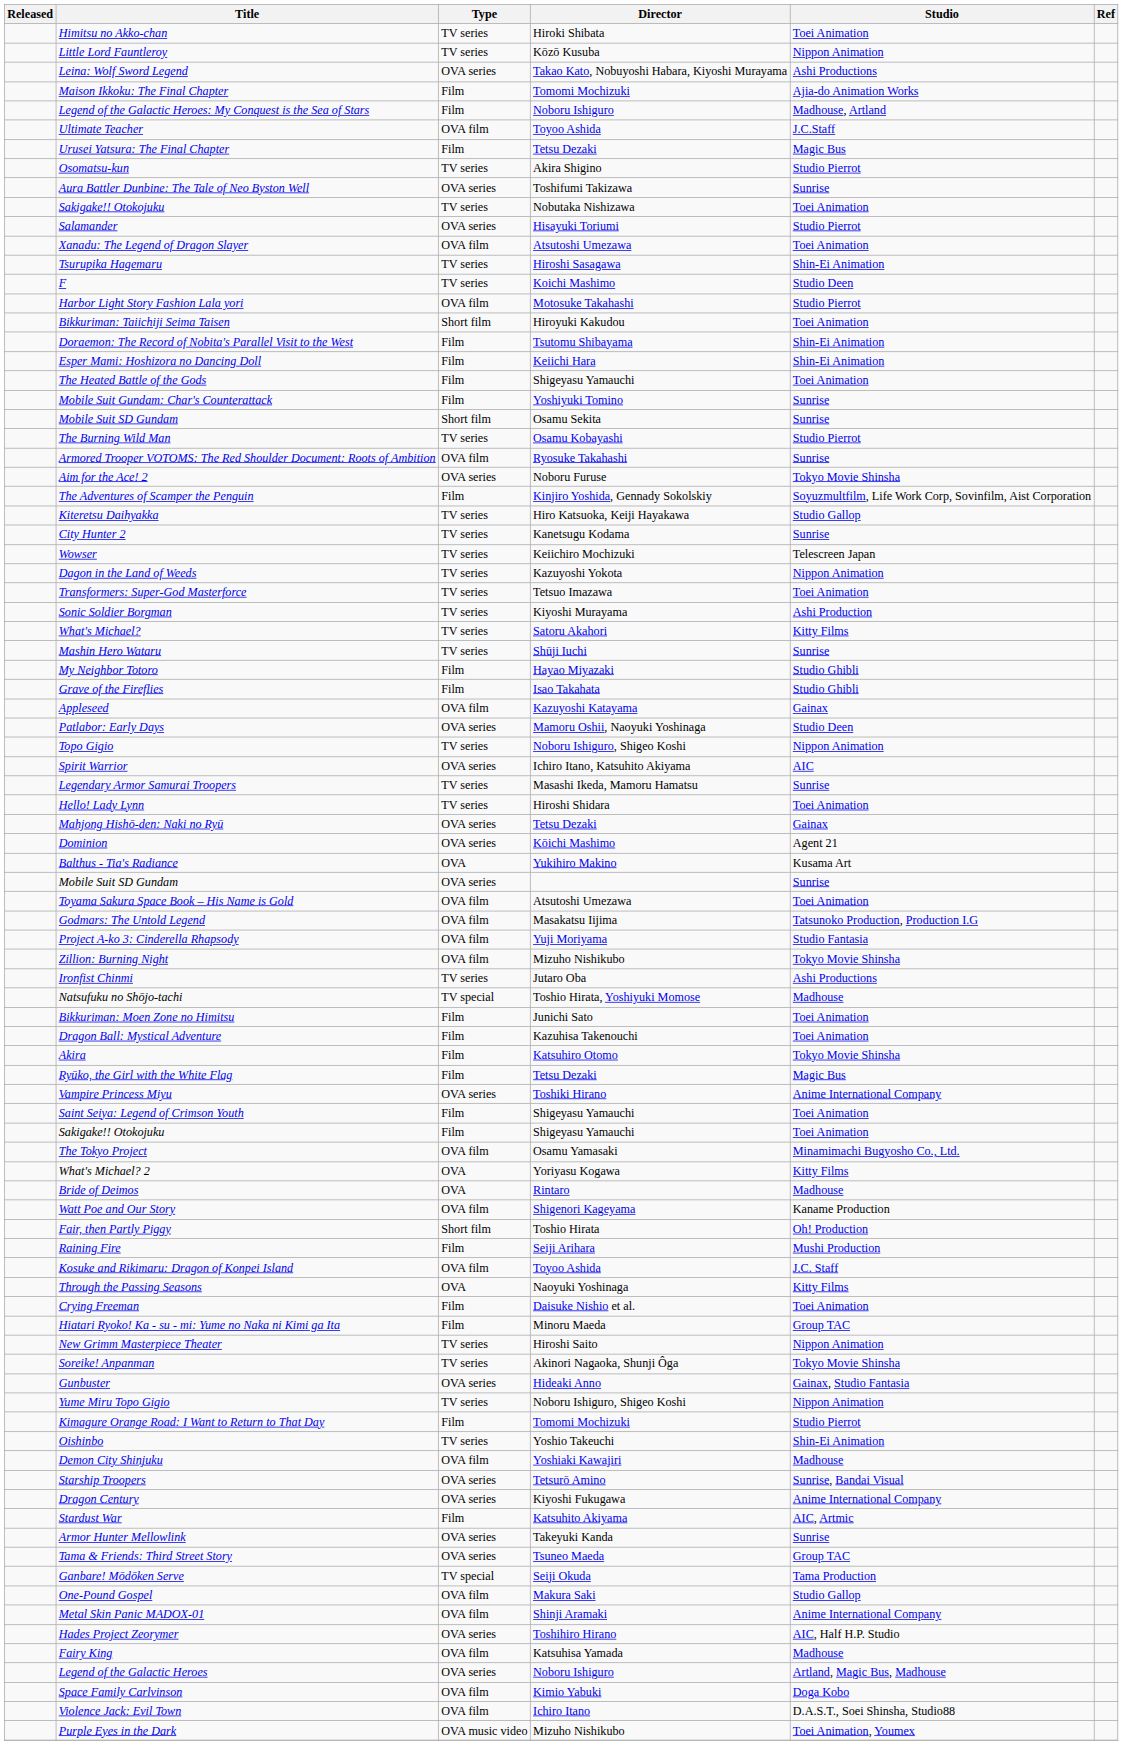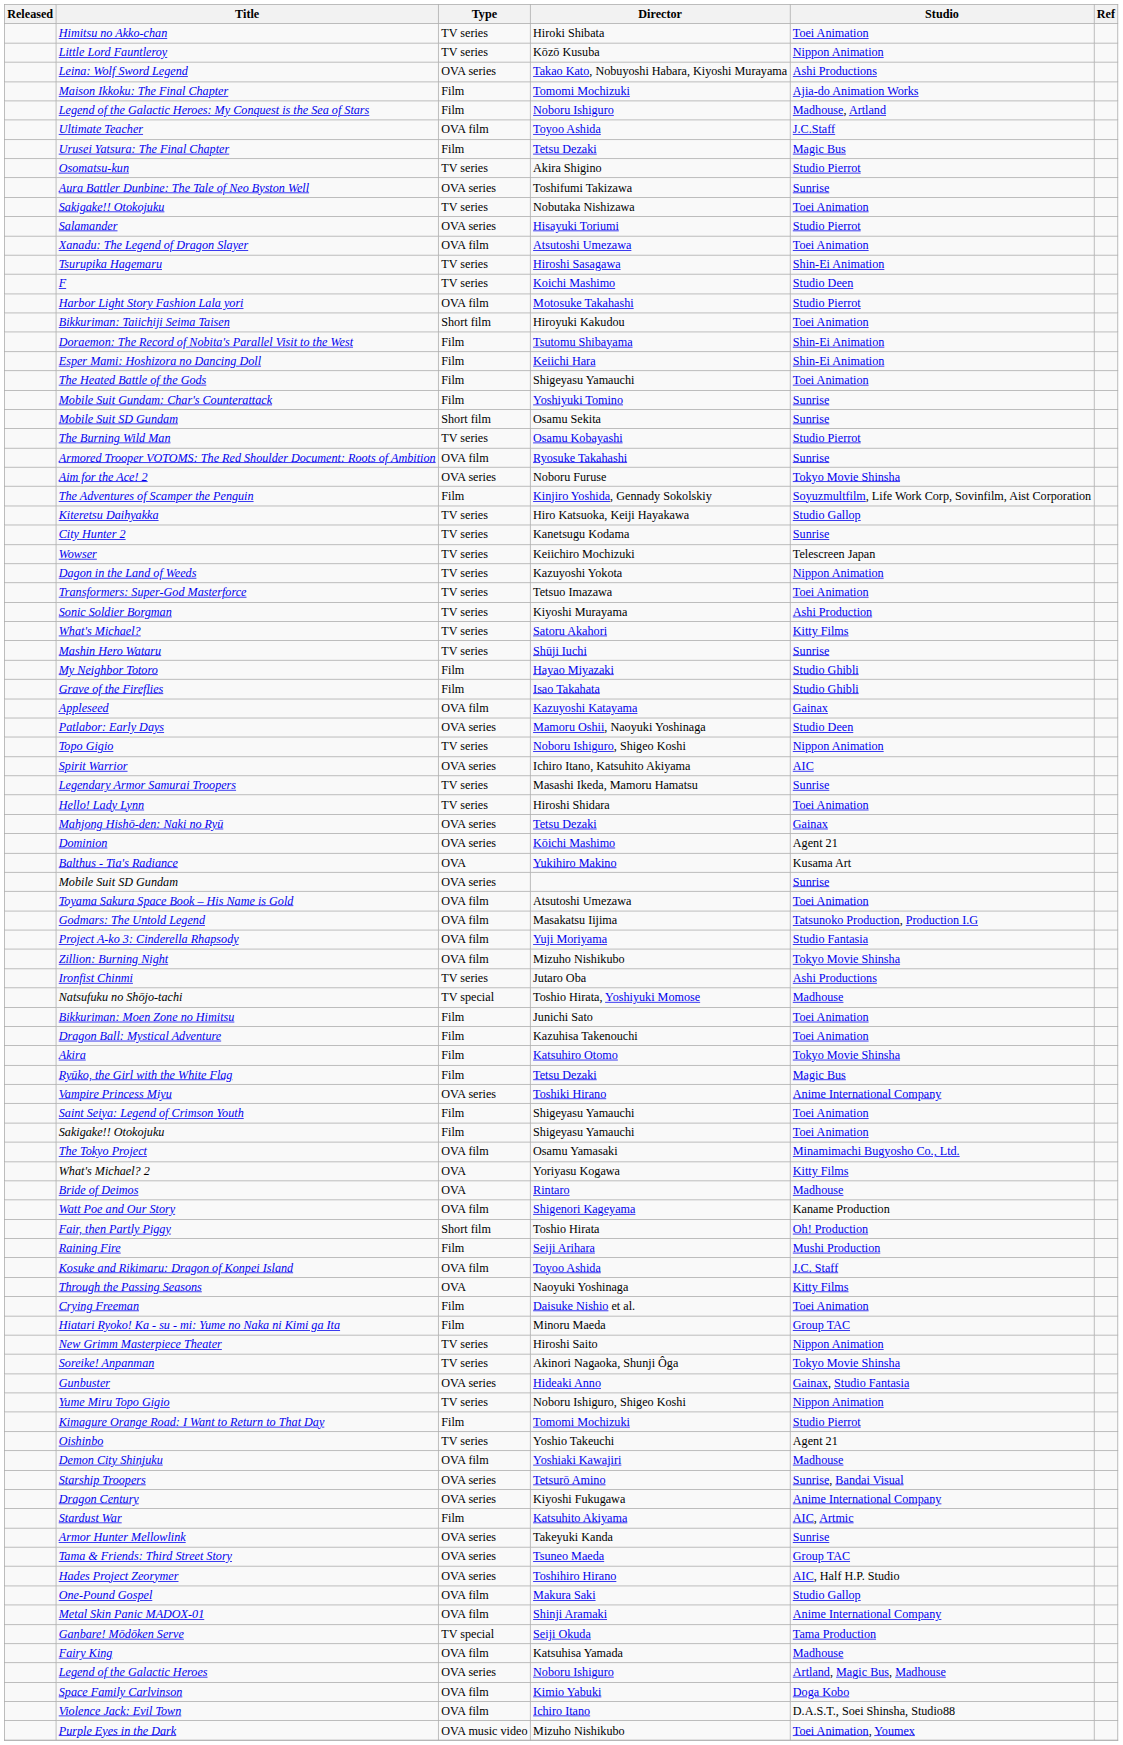(839, 1441) Shin-Ei Animation -> (815, 1441) Agent 21
rows swapped: (119, 1634) <-> (121, 1576)
